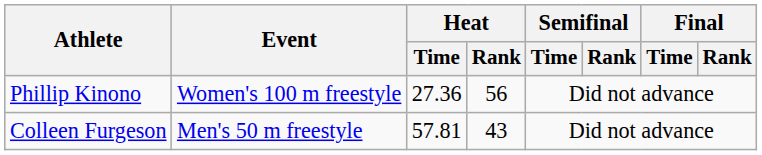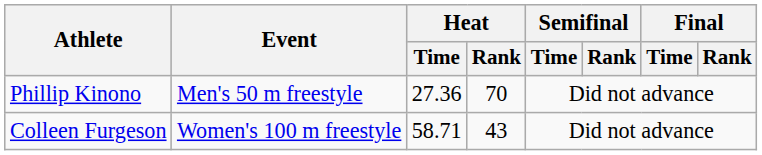(289, 94) Women's 100 m freestyle -> (270, 94) Men's 50 m freestyle
(496, 94) 56 -> (496, 94) 70
(270, 130) Men's 50 m freestyle -> (289, 130) Women's 100 m freestyle
(437, 130) 57.81 -> (437, 130) 58.71
